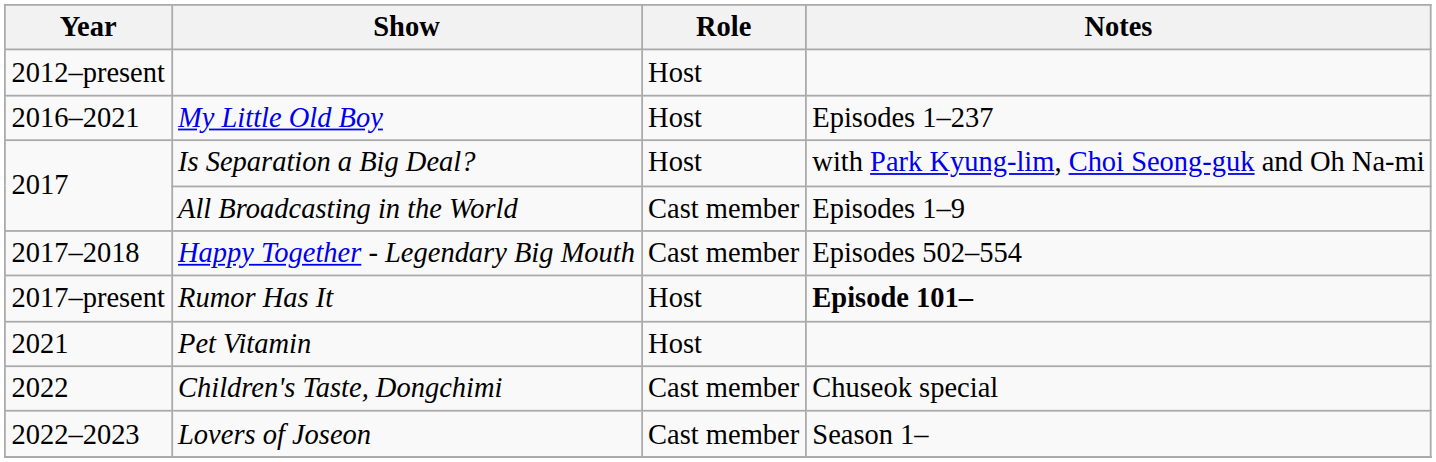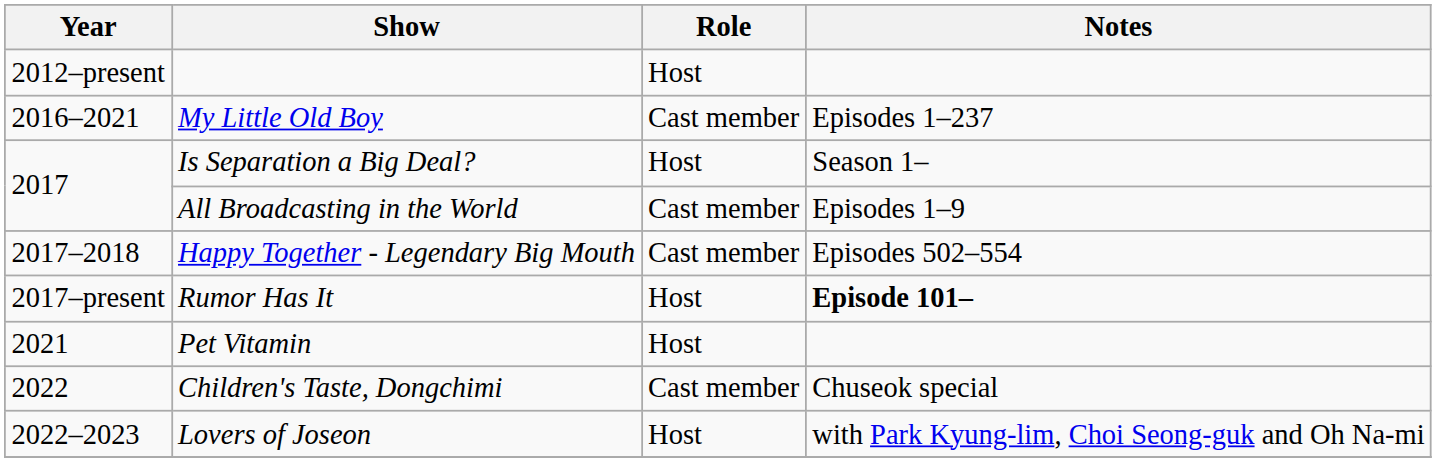(675, 117) Host -> (724, 117) Cast member
(1118, 162) with Park Kyung-lim, Choi Seong-guk and Oh Na-mi -> (870, 162) Season 1–
(724, 433) Cast member -> (675, 433) Host
(870, 433) Season 1– -> (1118, 433) with Park Kyung-lim, Choi Seong-guk and Oh Na-mi
